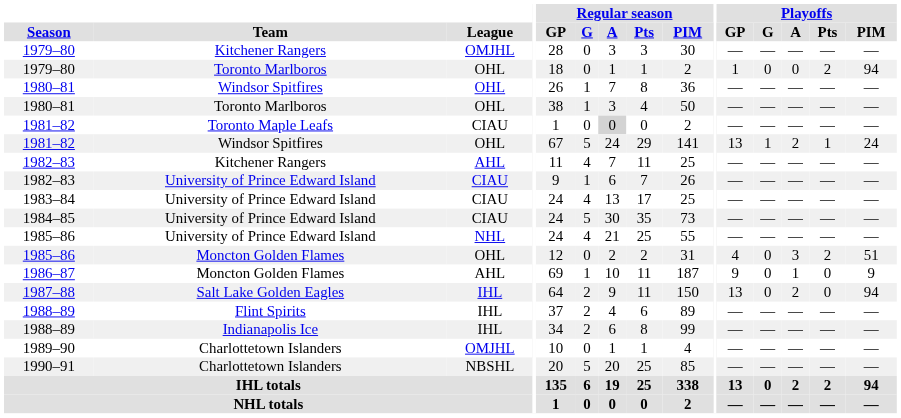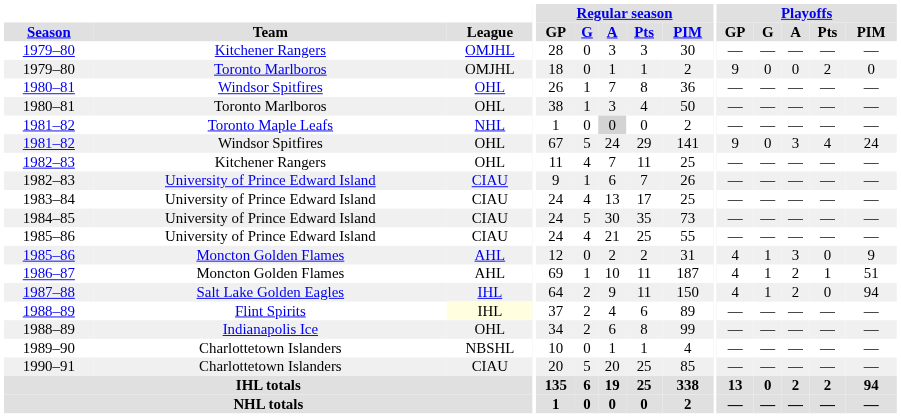(490, 69) OHL -> (490, 69) OMJHL
(735, 69) 1 -> (735, 69) 9
(871, 69) 94 -> (871, 69) 0
(490, 124) CIAU -> (490, 124) NHL
(735, 143) 13 -> (735, 143) 9
(768, 143) 1 -> (768, 143) 0
(796, 143) 2 -> (796, 143) 3
(827, 143) 1 -> (827, 143) 4
(490, 162) AHL -> (490, 162) OHL
(490, 236) NHL -> (490, 236) CIAU
(490, 255) OHL -> (490, 255) AHL
(768, 255) 0 -> (768, 255) 1
(827, 255) 2 -> (827, 255) 0
(871, 255) 51 -> (871, 255) 9
(735, 273) 9 -> (735, 273) 4
(768, 273) 0 -> (768, 273) 1
(796, 273) 1 -> (796, 273) 2
(827, 273) 0 -> (827, 273) 1
(871, 273) 9 -> (871, 273) 51
(735, 292) 13 -> (735, 292) 4
(768, 292) 0 -> (768, 292) 1
(490, 310) no background -> (490, 310) lightyellow background
(490, 329) IHL -> (490, 329) OHL
(490, 348) OMJHL -> (490, 348) NBSHL
(490, 366) NBSHL -> (490, 366) CIAU
